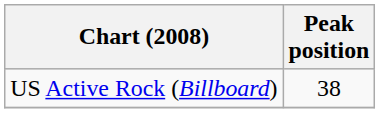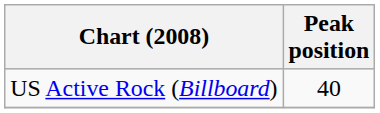(329, 88) 38 -> (329, 88) 40
